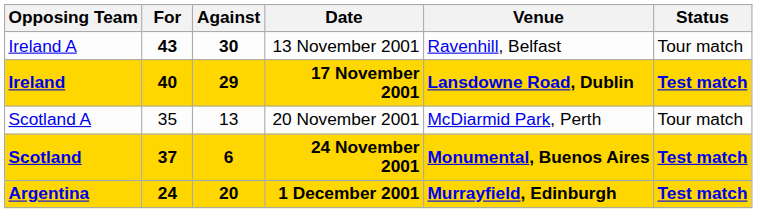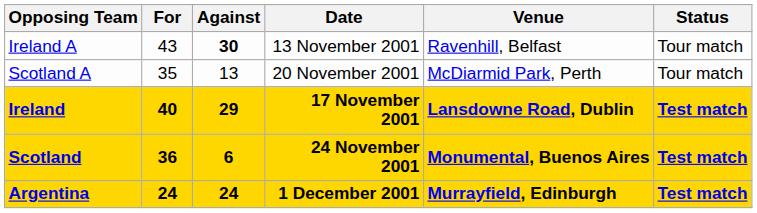(167, 45) bold -> (167, 45) normal
rows swapped: (37, 82) <-> (50, 119)
(167, 156) 37 -> (167, 156) 36
(229, 194) 20 -> (229, 194) 24
